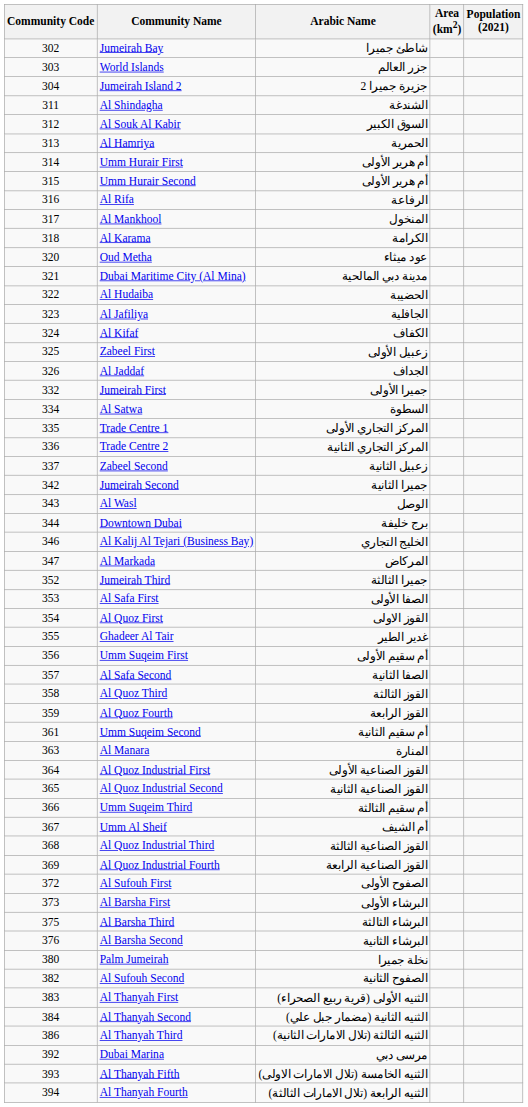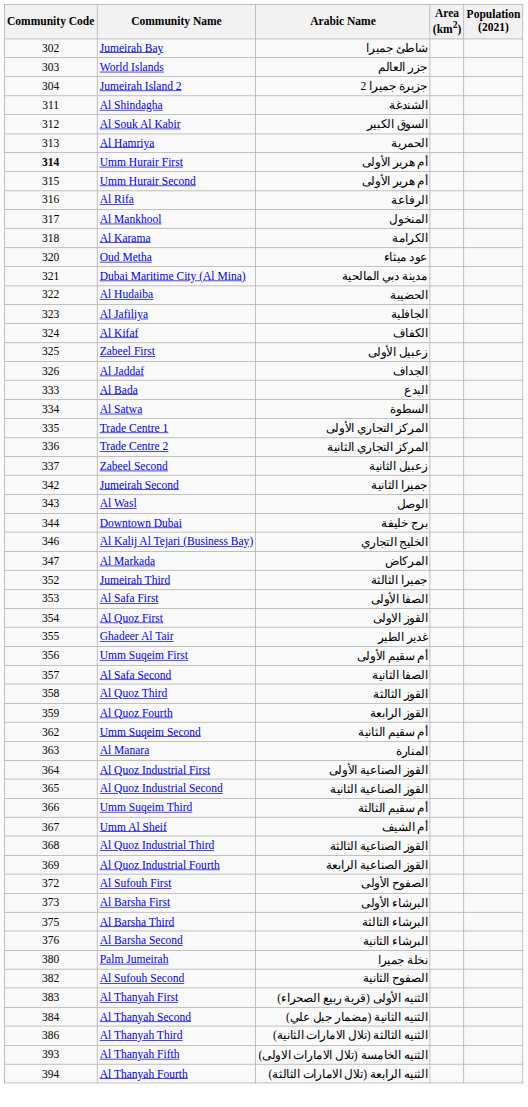(51, 162) normal -> (51, 162) bold
- row: (133, 390)
+ row: (119, 390)
(51, 731) 361 -> (51, 731) 362
- row: (132, 1054)
